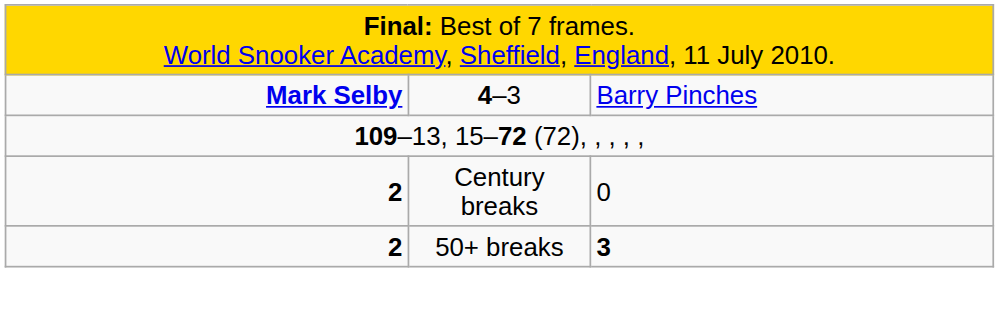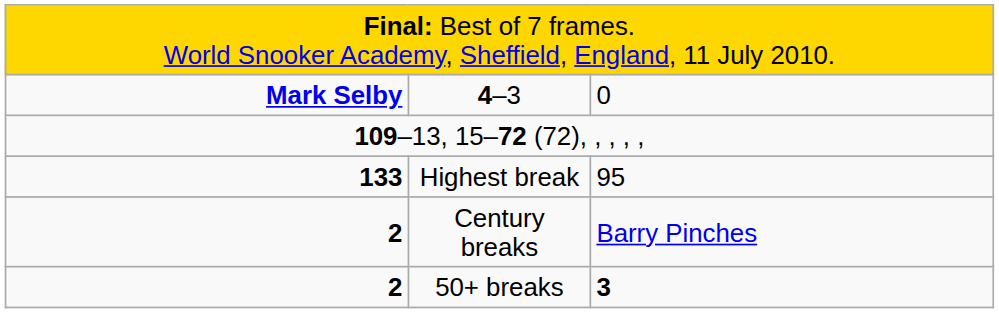(677, 95) Barry Pinches -> (604, 95) 0
+ row: (499, 177)
(604, 192) 0 -> (677, 232) Barry Pinches
